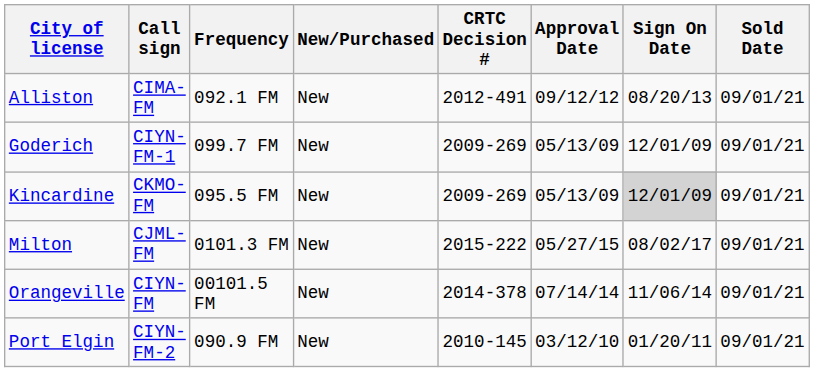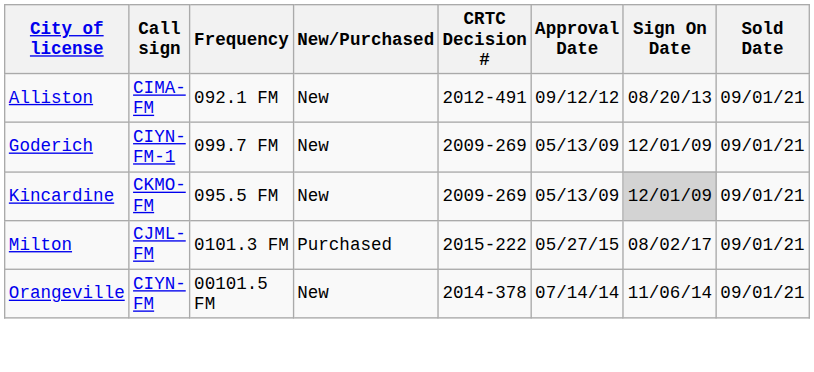(313, 245) New -> (345, 245) Purchased
- row: (62, 342)
